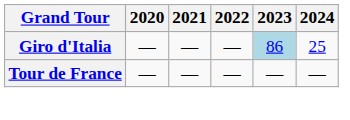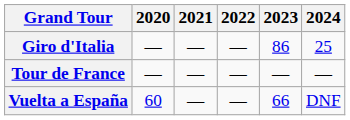(275, 45) lightblue background -> (281, 45) no background
+ row: (68, 100)
